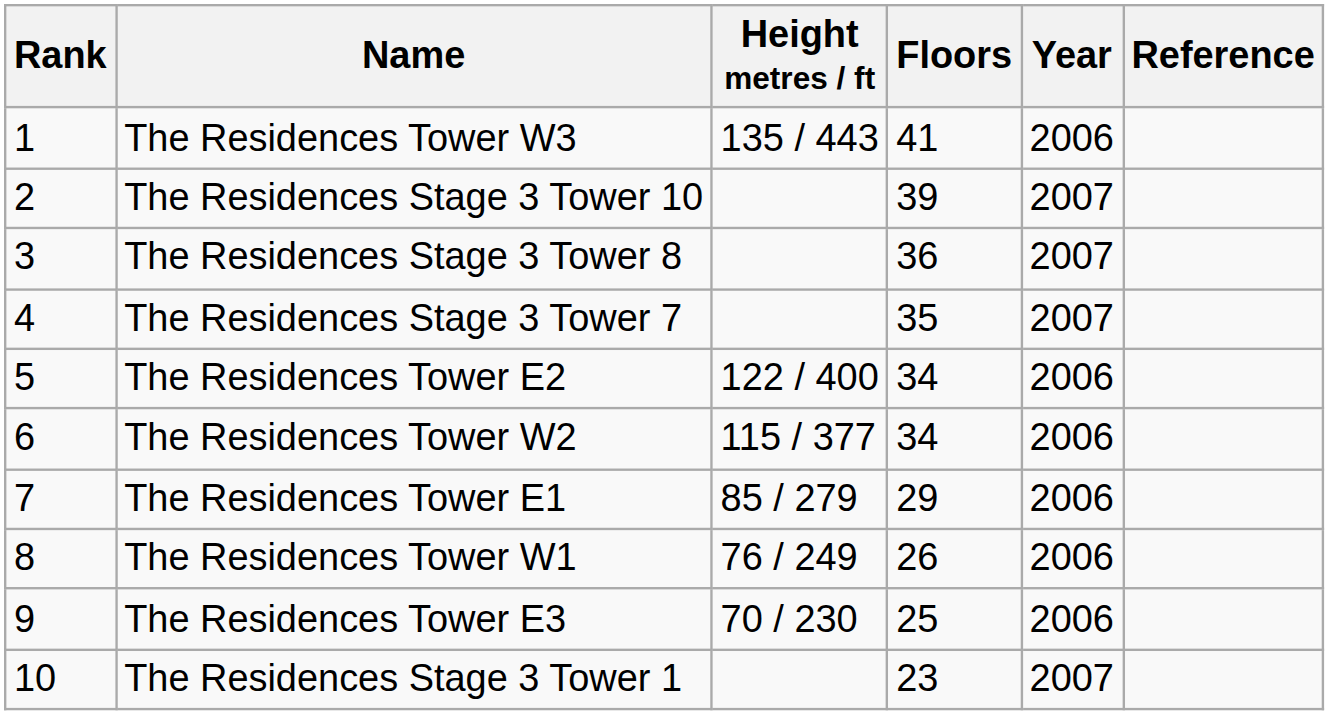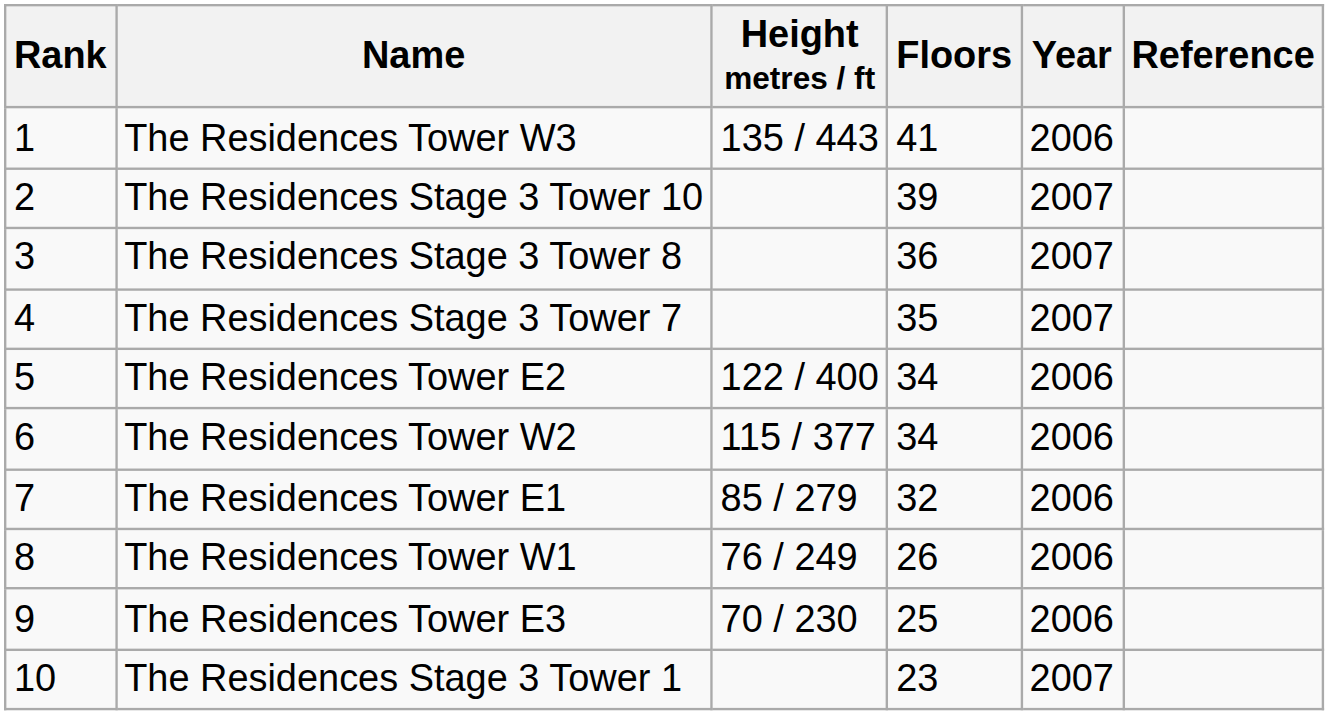(917, 498) 29 -> (917, 498) 32
